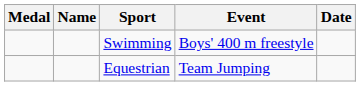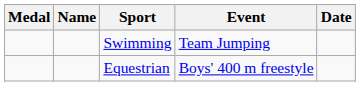(246, 43) Boys' 400 m freestyle -> (224, 43) Team Jumping
(224, 68) Team Jumping -> (246, 68) Boys' 400 m freestyle
